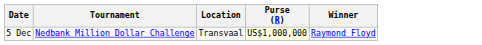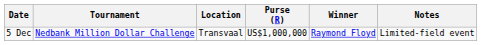+ column: (427, 16)
(277, 34) lightyellow background -> (277, 34) no background
